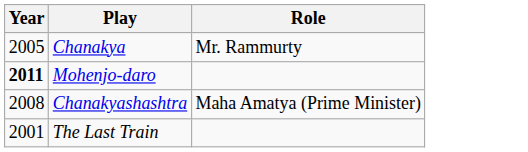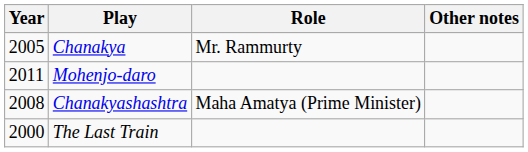+ column: (474, 18)
(26, 75) bold -> (26, 75) normal
(27, 132) 2001 -> (27, 132) 2000
